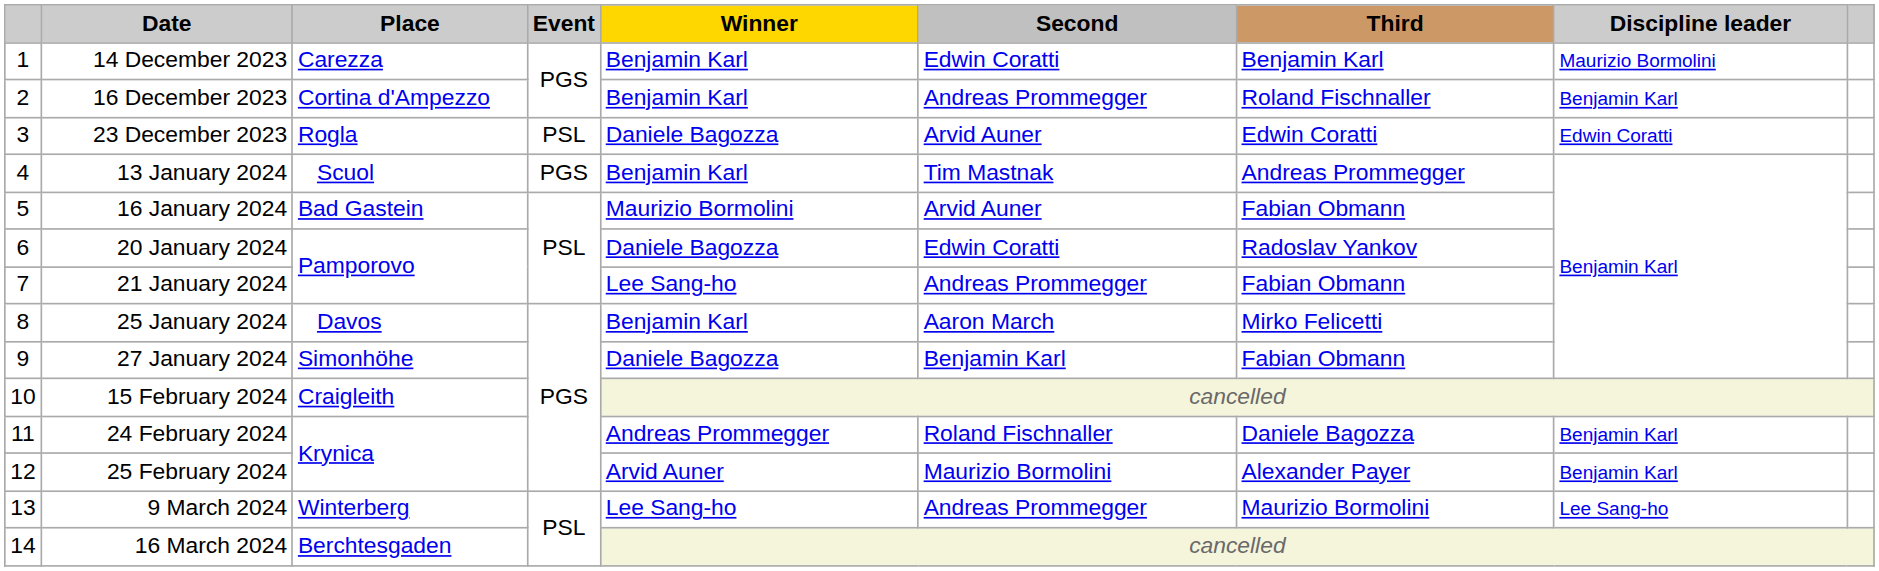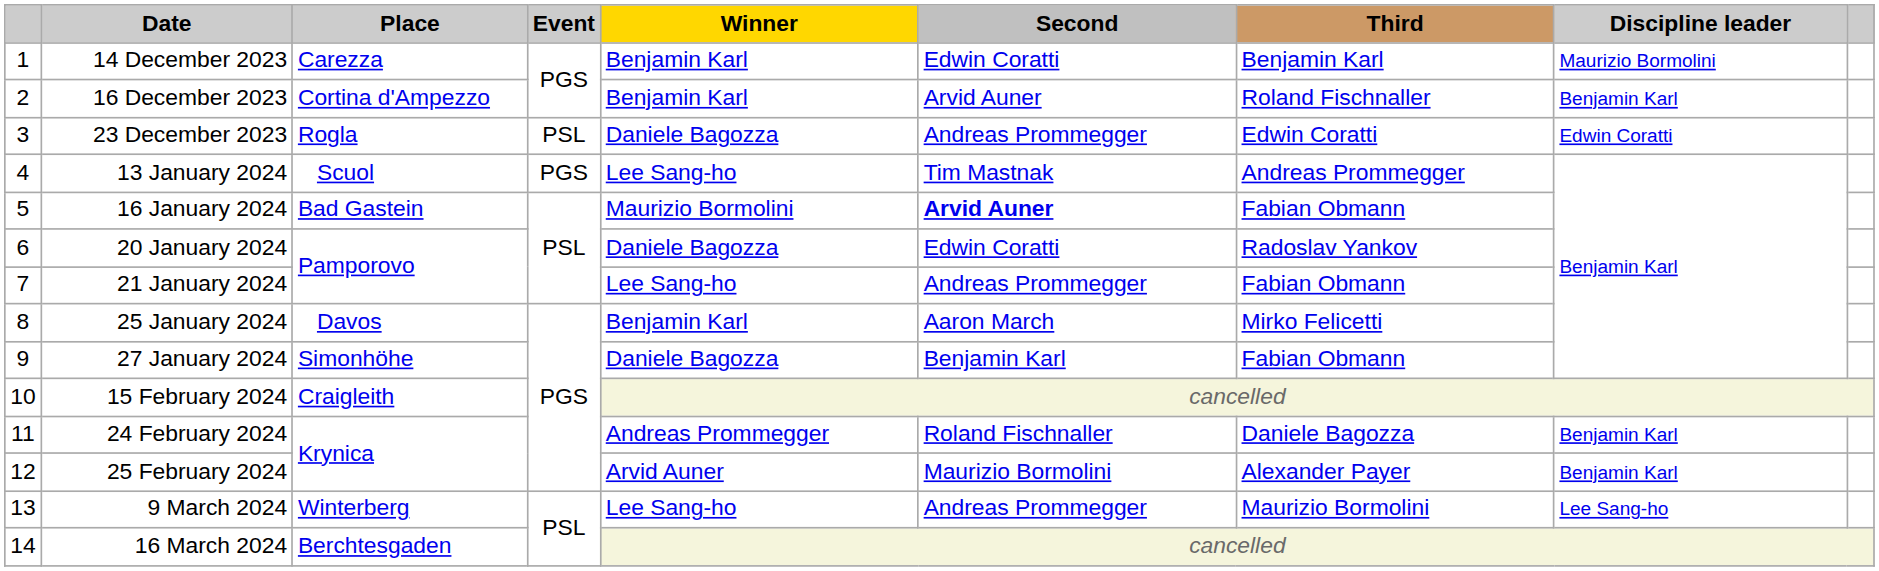(1035, 97) Andreas Prommegger -> (983, 97) Arvid Auner
(983, 134) Arvid Auner -> (1035, 134) Andreas Prommegger
(677, 172) Benjamin Karl -> (671, 172) Lee Sang-ho
(983, 209) normal -> (989, 209) bold
